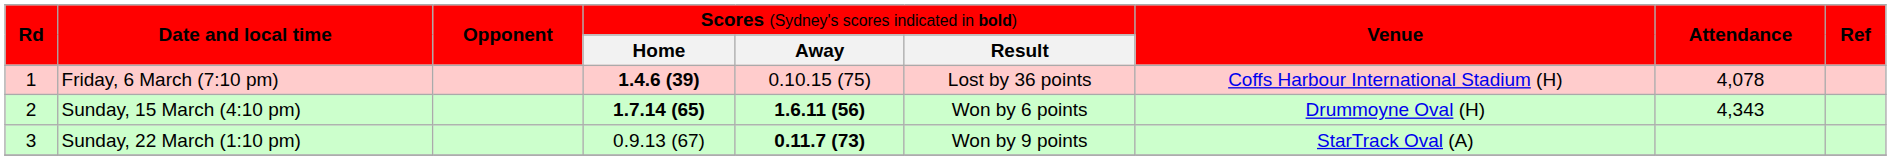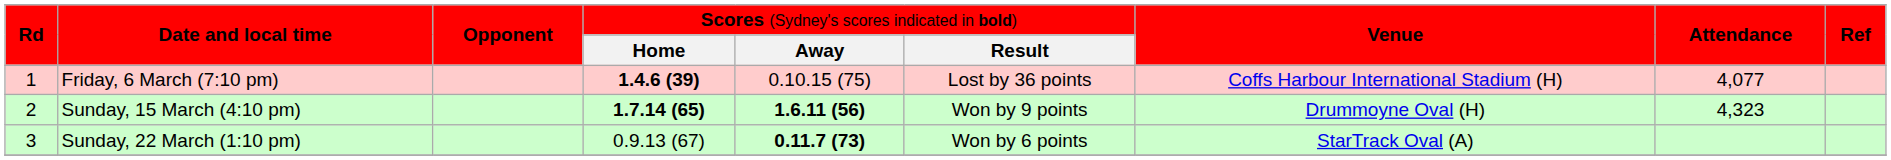(1741, 80) 4,078 -> (1741, 80) 4,077
(1020, 110) Won by 6 points -> (1020, 110) Won by 9 points
(1741, 110) 4,343 -> (1741, 110) 4,323
(1020, 140) Won by 9 points -> (1020, 140) Won by 6 points
